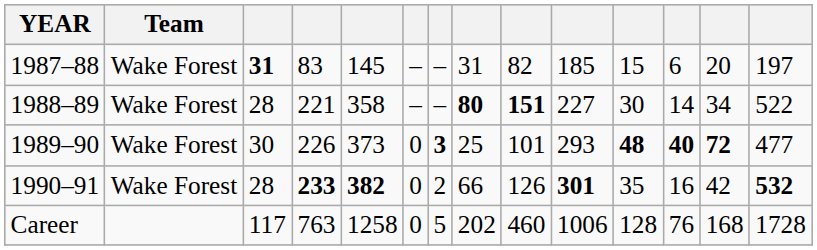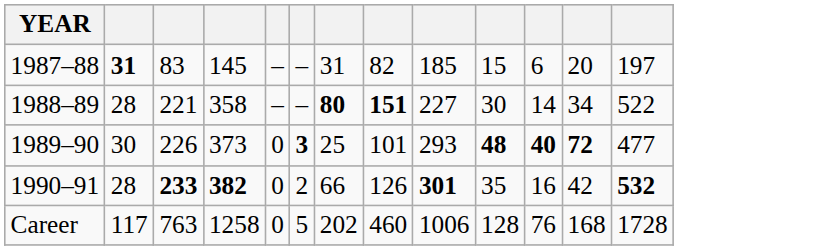- column: (174, 24)
